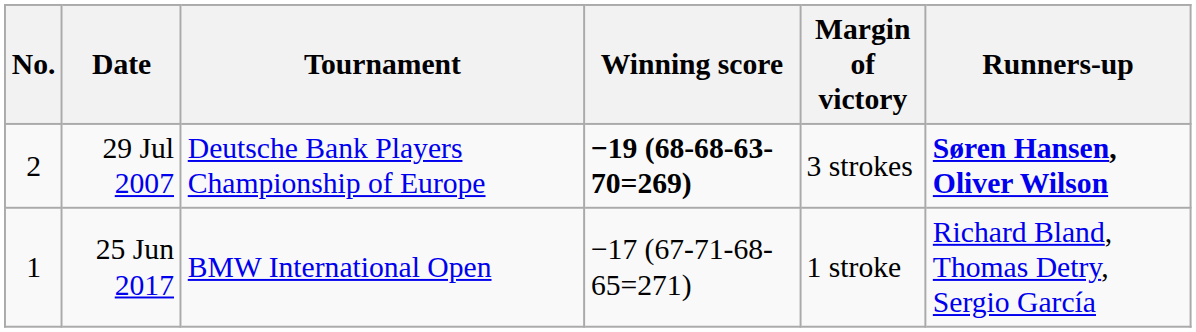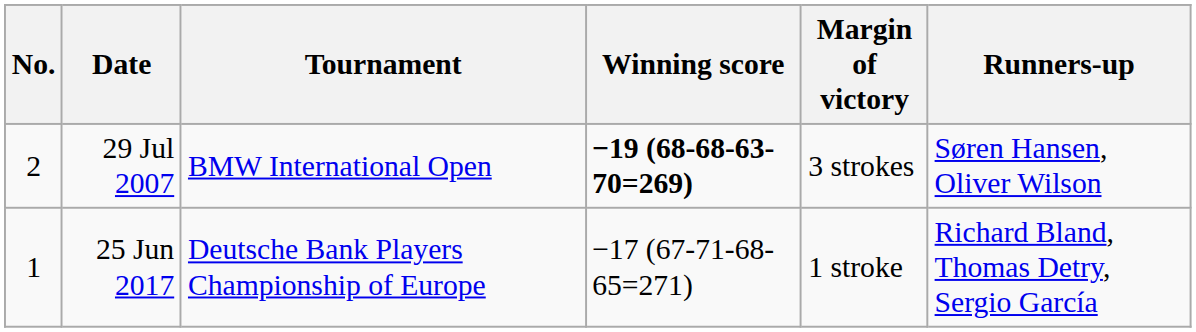(337, 165) Deutsche Bank Players Championship of Europe -> (340, 165) BMW International Open
(1025, 165) bold -> (1021, 165) normal
(340, 267) BMW International Open -> (337, 267) Deutsche Bank Players Championship of Europe
